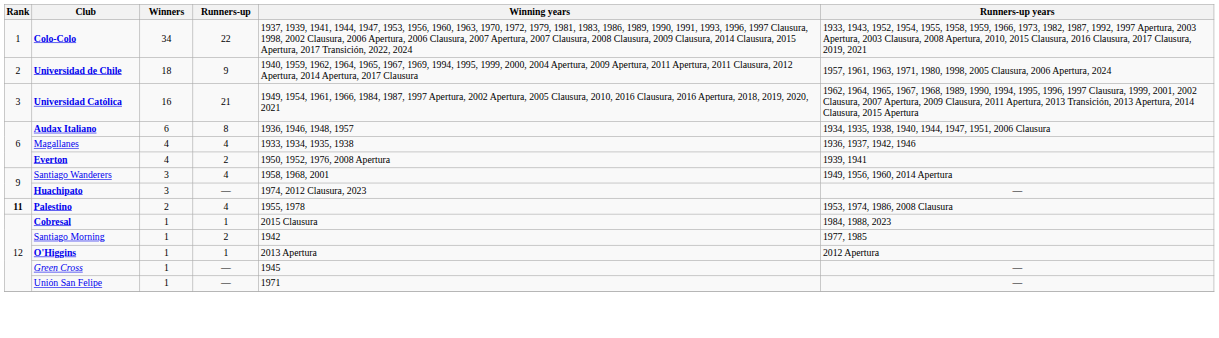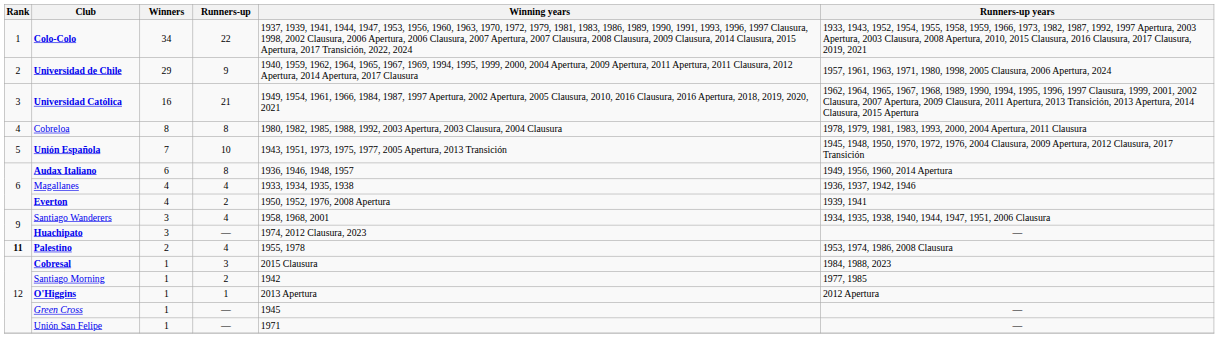(166, 70) 18 -> (166, 70) 29
+ row: (52, 129)
+ row: (67, 150)
(937, 129) 1934, 1935, 1938, 1940, 1944, 1947, 1951, 2006 Clausura -> (888, 170) 1949, 1956, 1960, 2014 Apertura
(888, 175) 1949, 1956, 1960, 2014 Apertura -> (937, 217) 1934, 1935, 1938, 1940, 1944, 1947, 1951, 2006 Clausura
(226, 221) 1 -> (226, 263) 3
